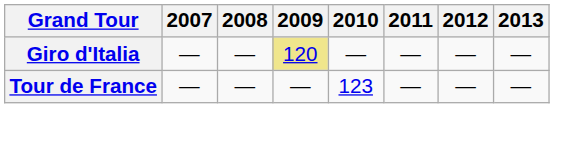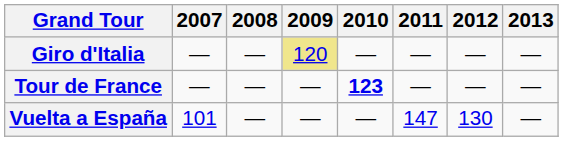(356, 86) normal -> (366, 86) bold
+ row: (88, 119)
